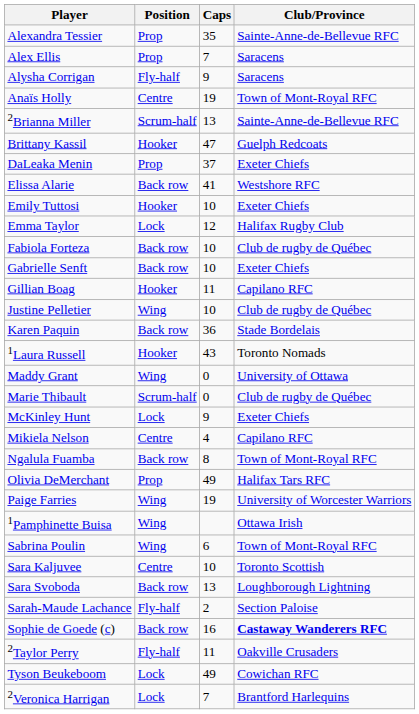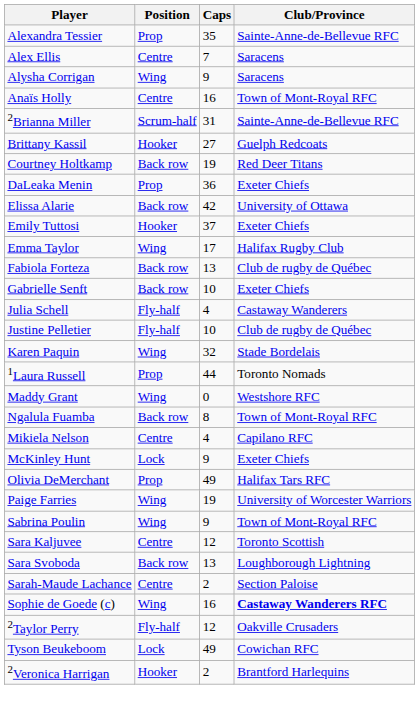(150, 56) Prop -> (155, 56) Centre
(159, 77) Fly-half -> (152, 77) Wing
(209, 98) 19 -> (209, 98) 16
(209, 120) 13 -> (209, 120) 31
(209, 143) 47 -> (209, 143) 27
+ row: (60, 164)
(209, 164) 37 -> (209, 184) 36
(209, 184) 41 -> (209, 205) 42
(278, 184) Westshore RFC -> (293, 205) University of Ottawa
(209, 205) 10 -> (209, 226) 37
(151, 226) Lock -> (152, 247) Wing
(209, 226) 12 -> (209, 247) 17
(209, 247) 10 -> (209, 268) 13
- row: (41, 288)
+ row: (38, 309)
(152, 309) Wing -> (159, 330) Fly-half
(163, 330) Back row -> (152, 351) Wing
(209, 330) 36 -> (209, 351) 32
(157, 353) Hooker -> (150, 373) Prop
(209, 353) 43 -> (209, 373) 44
(293, 375) University of Ottawa -> (278, 396) Westshore RFC
- row: (47, 396)
rows swapped: (49, 417) <-> (51, 458)
- row: (60, 523)
(206, 545) 6 -> (206, 521) 9
(209, 566) 10 -> (209, 542) 12
(159, 608) Fly-half -> (155, 583) Centre
(163, 628) Back row -> (152, 604) Wing
(209, 651) 11 -> (209, 627) 12
(151, 696) Lock -> (157, 672) Hooker
(206, 696) 7 -> (206, 672) 2
